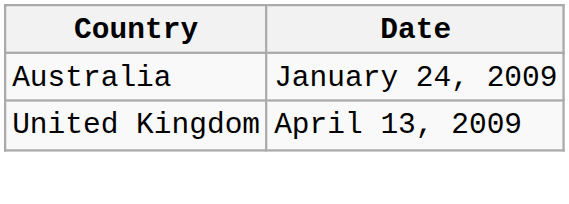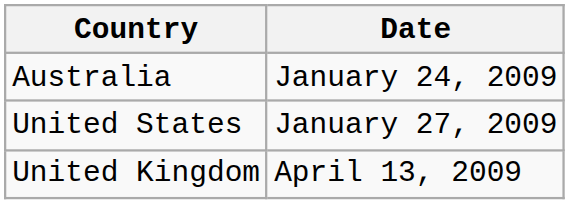+ row: (127, 125)
